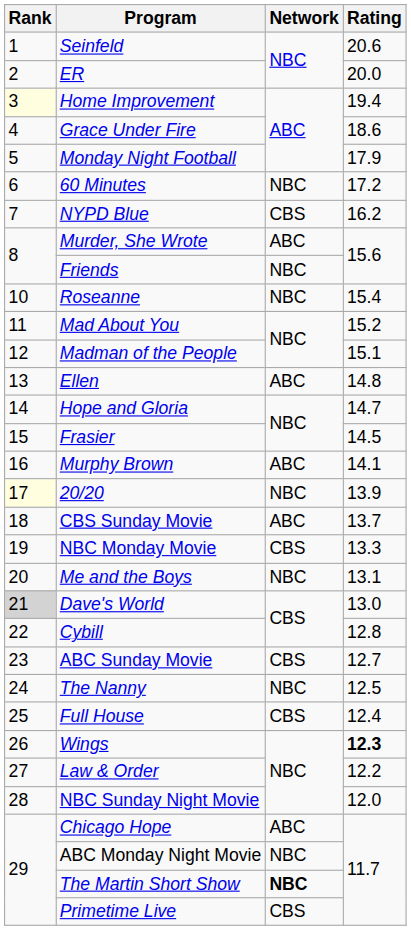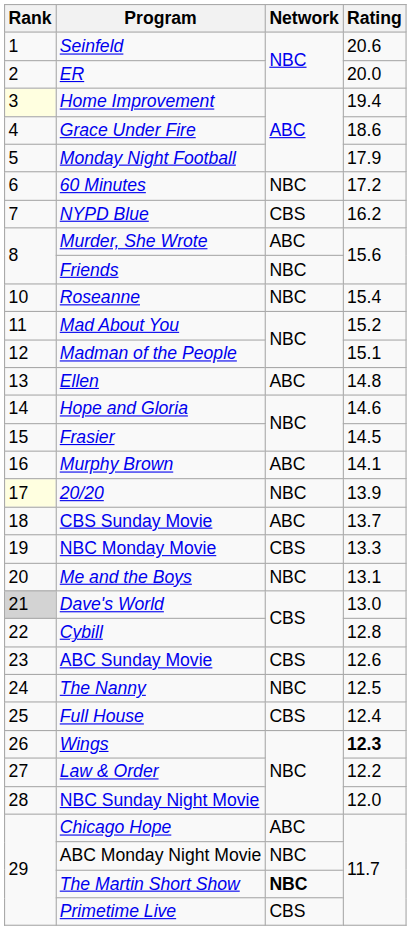(364, 409) 14.7 -> (364, 409) 14.6
(364, 660) 12.7 -> (364, 660) 12.6
